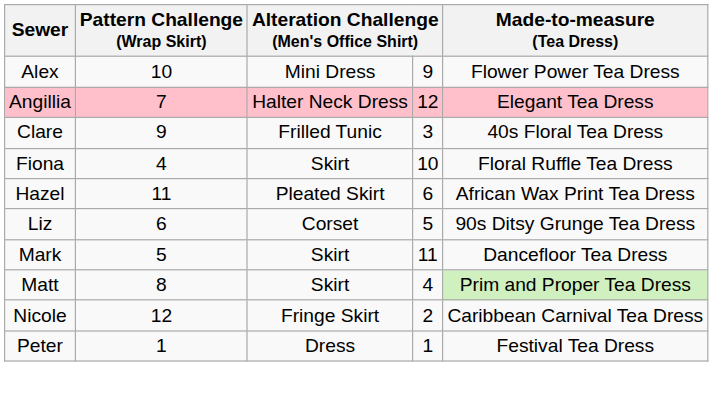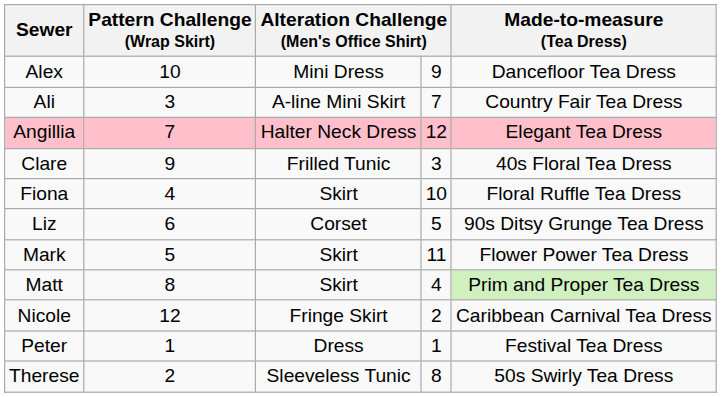(575, 71) Flower Power Tea Dress -> (584, 71) Dancefloor Tea Dress
+ row: (44, 102)
- row: (40, 193)
(575, 254) Dancefloor Tea Dress -> (584, 254) Flower Power Tea Dress
+ row: (44, 376)
